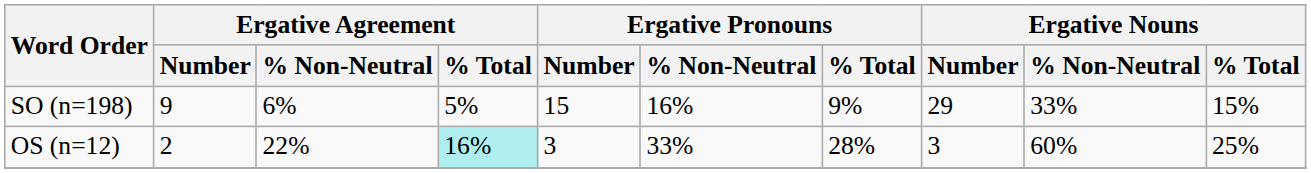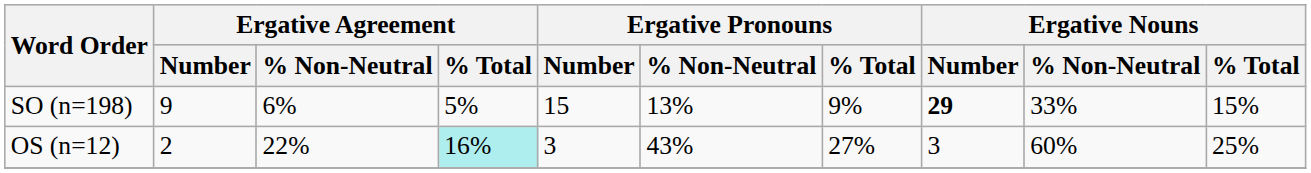(670, 106) 16% -> (670, 106) 13%
(940, 106) normal -> (940, 106) bold
(670, 146) 33% -> (670, 146) 43%
(852, 146) 28% -> (852, 146) 27%
